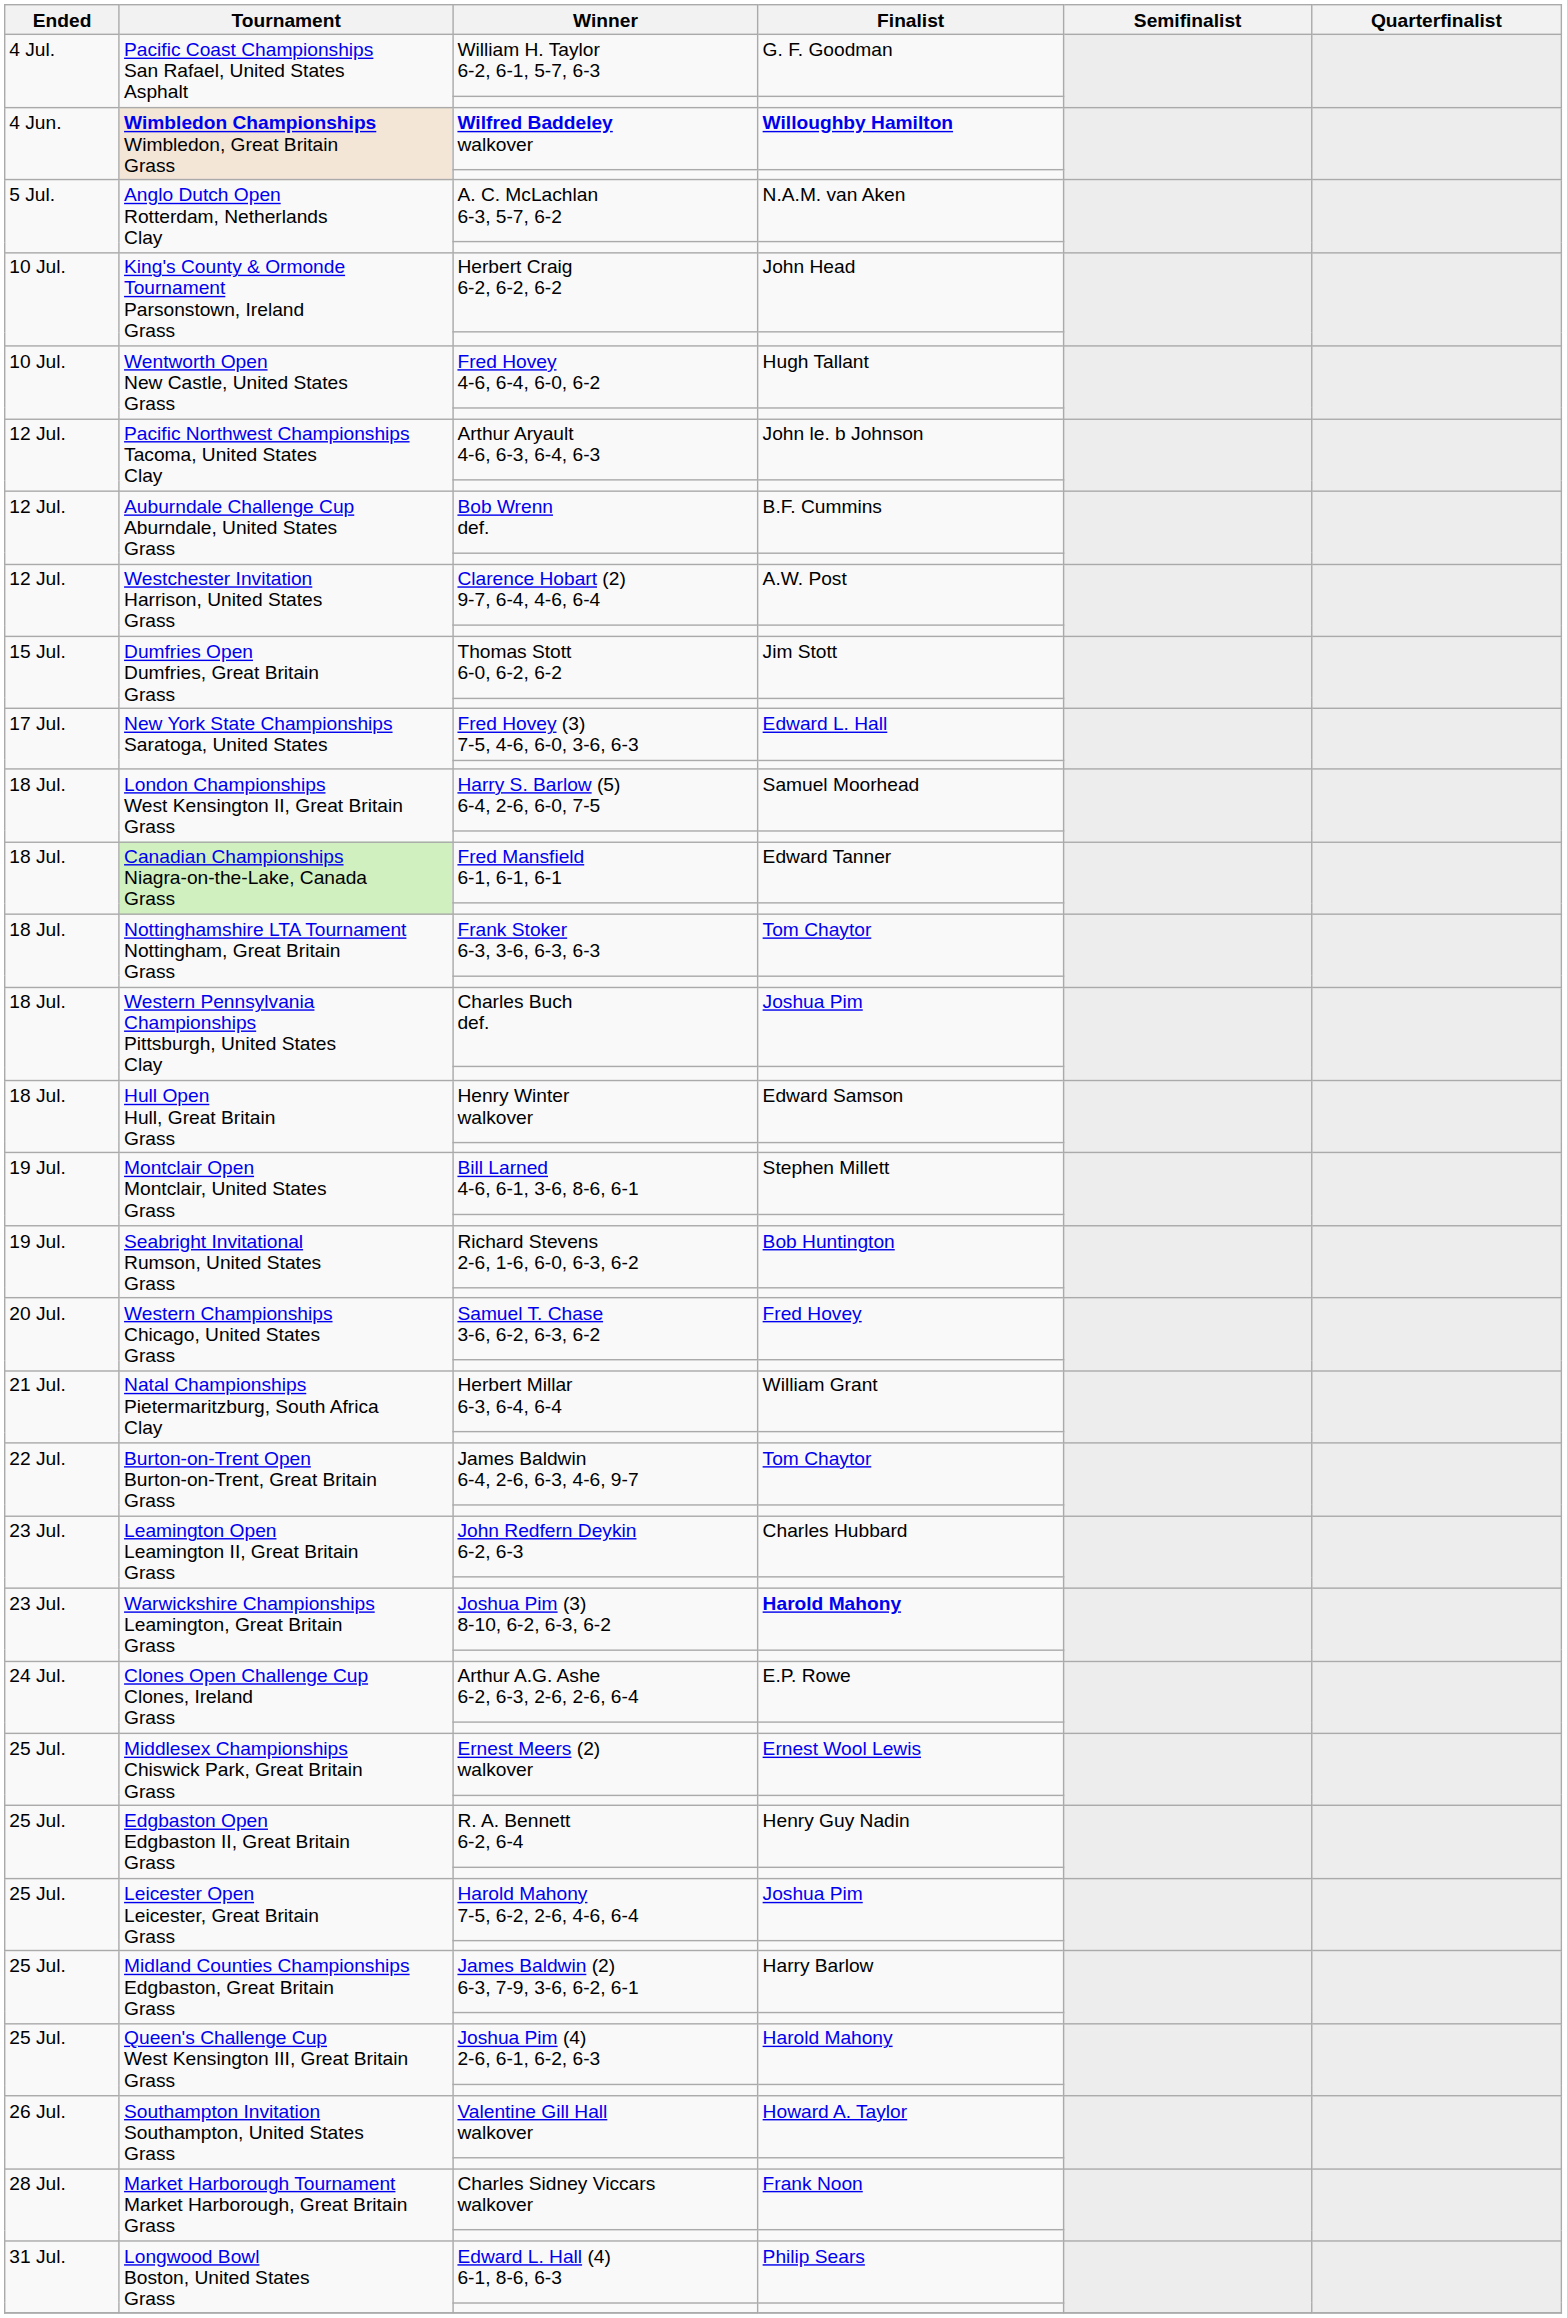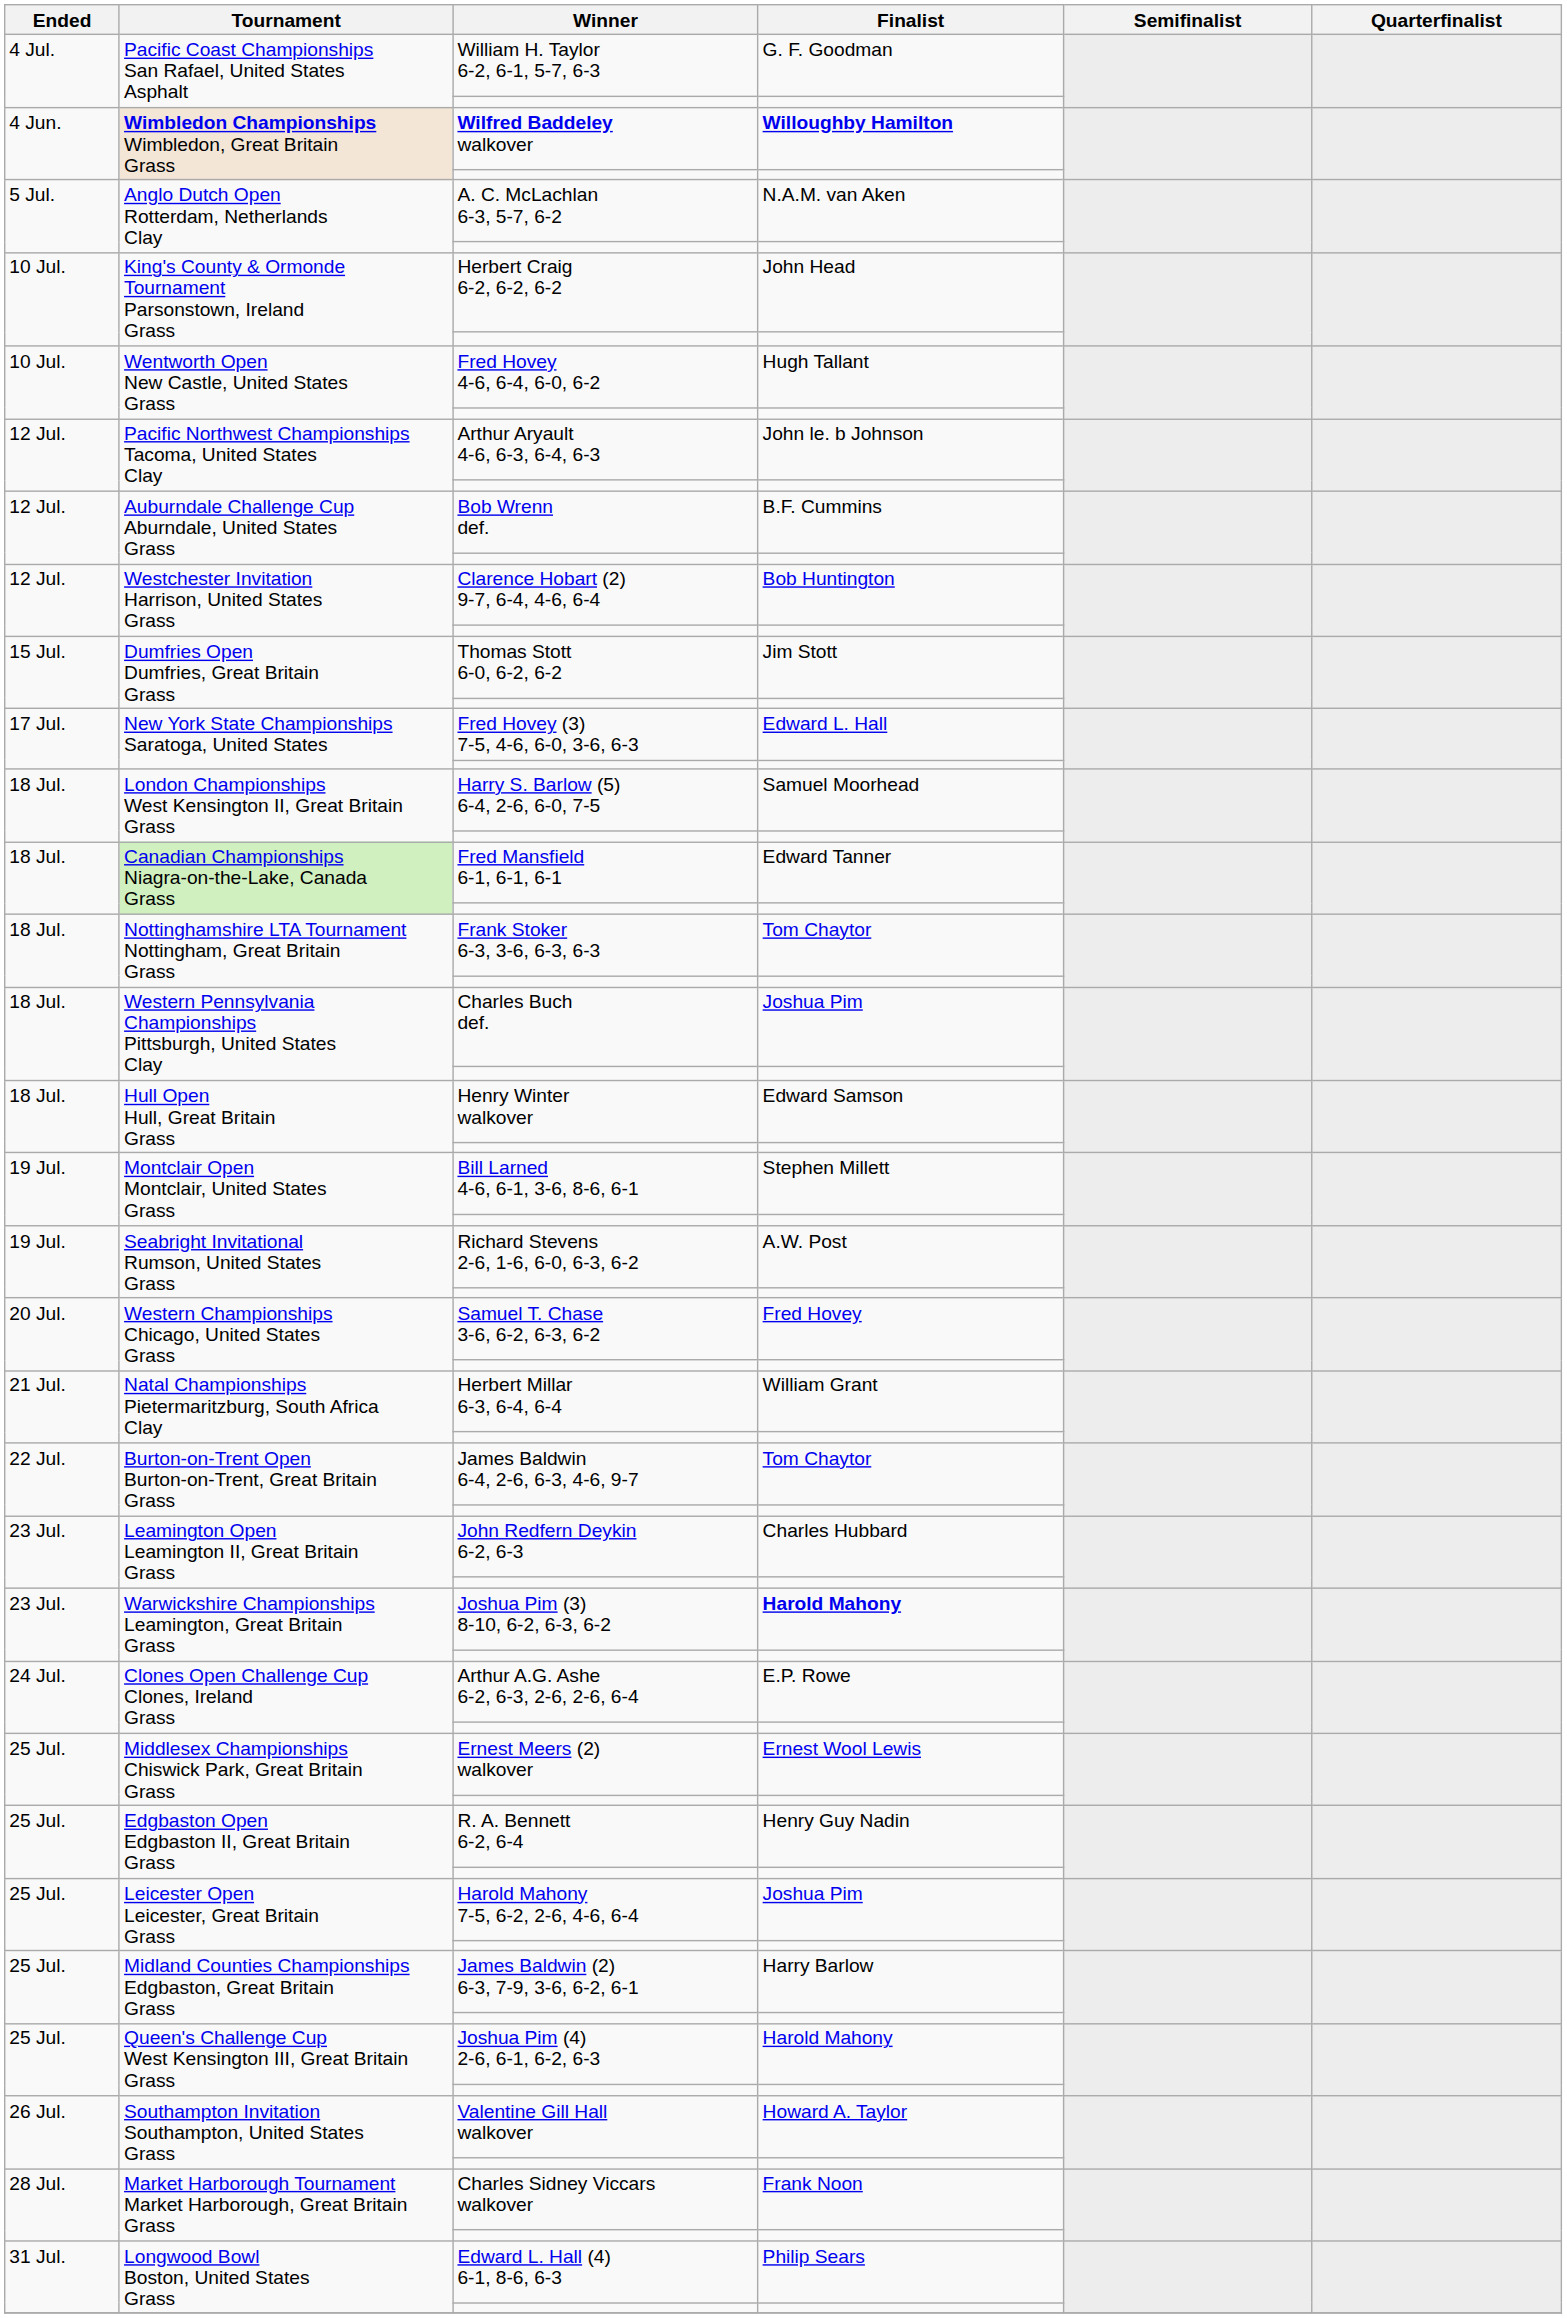(805, 578) A.W. Post -> (829, 578) Bob Huntington
(829, 1240) Bob Huntington -> (805, 1240) A.W. Post
